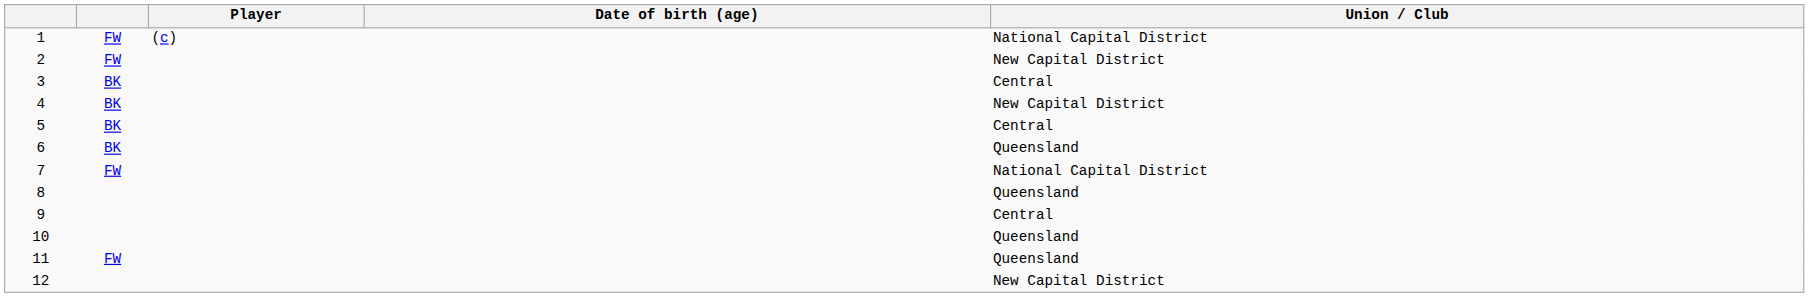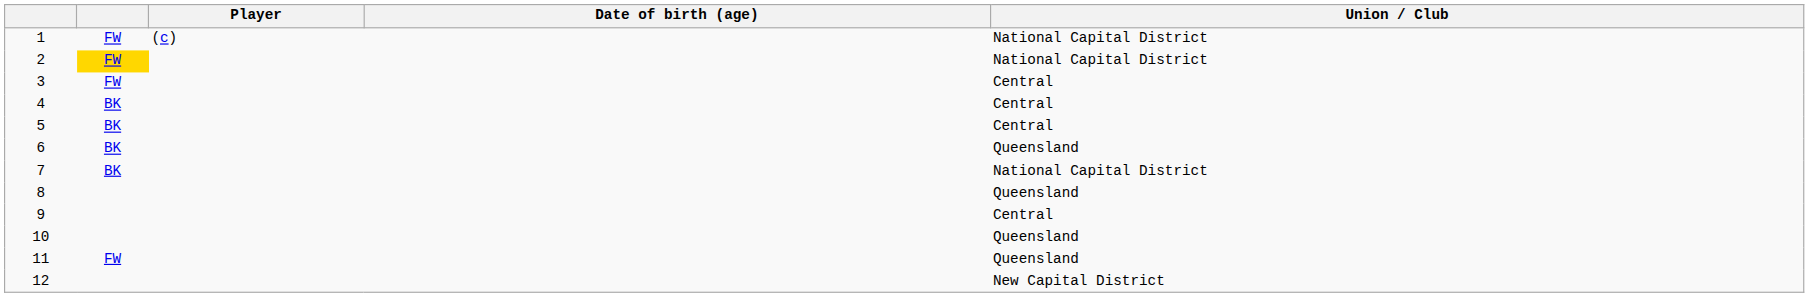(113, 62) no background -> (113, 62) gold background
(1079, 62) New Capital District -> (1100, 62) National Capital District
(113, 84) BK -> (113, 84) FW
(1079, 106) New Capital District -> (1023, 106) Central
(113, 171) FW -> (113, 171) BK
